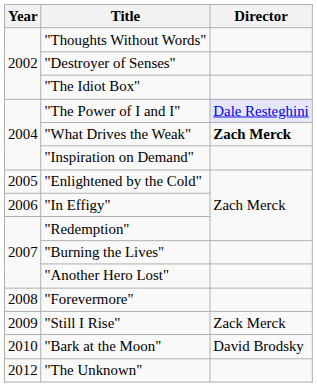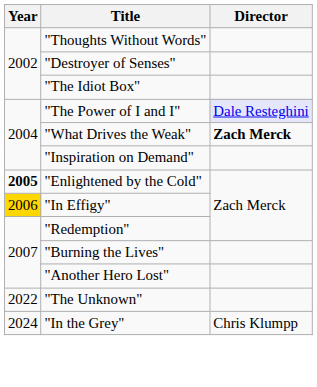(23, 181) normal -> (23, 181) bold
(23, 205) no background -> (23, 205) gold background
- row: (89, 299)
- row: (82, 323)
- row: (103, 346)
(23, 370) 2012 -> (23, 299) 2022
+ row: (84, 323)
